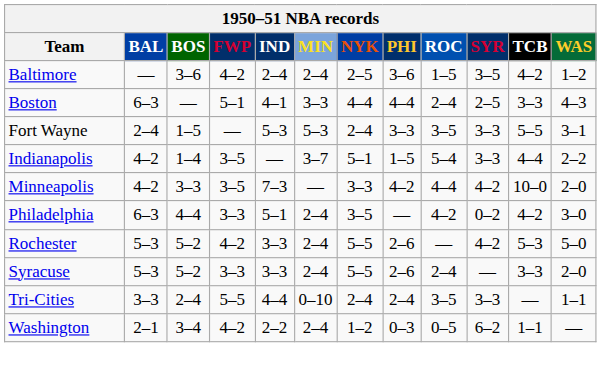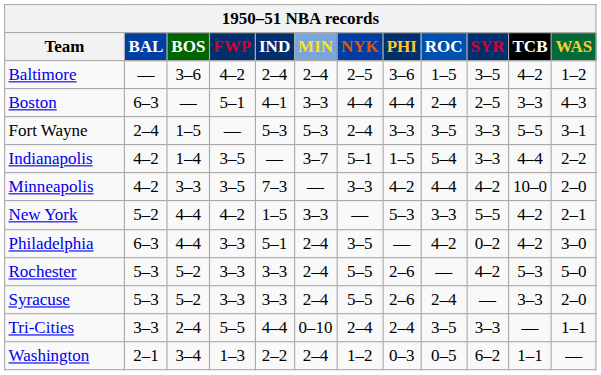+ row: (43, 215)
(232, 243) 4–2 -> (232, 271) 3–3
(232, 327) 4–2 -> (232, 355) 1–3
